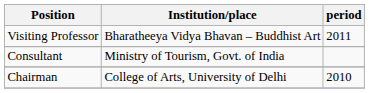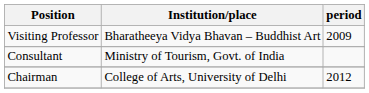(339, 36) 2011 -> (339, 36) 2009
(339, 78) 2010 -> (339, 78) 2012
